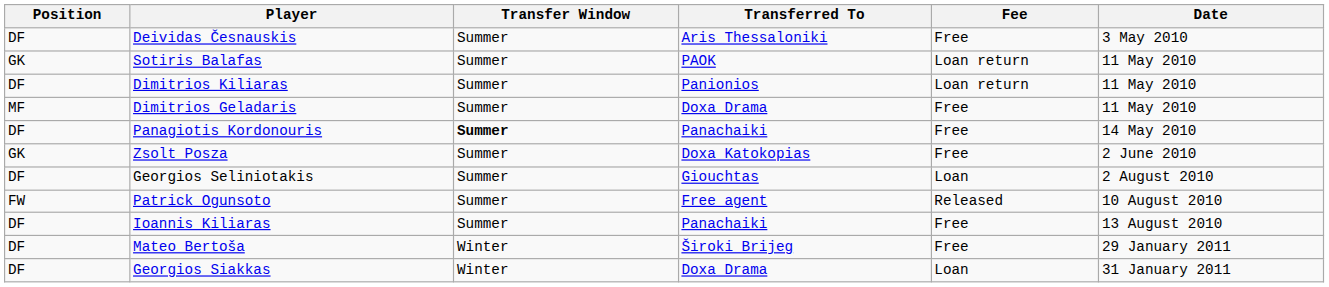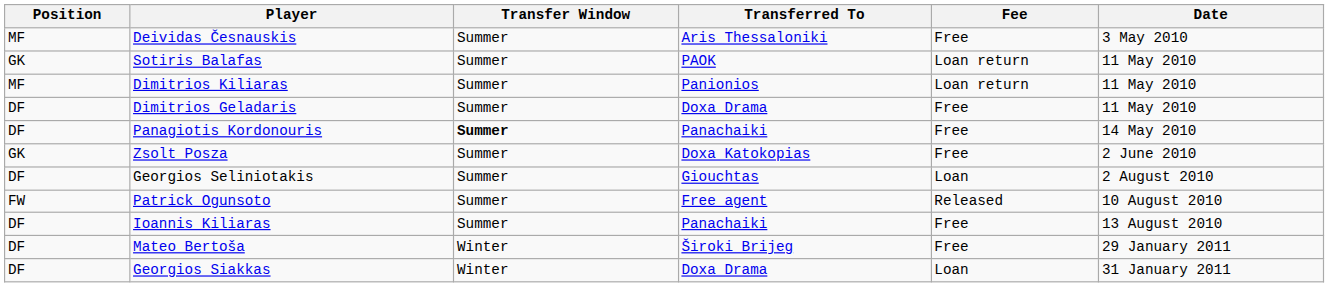(17, 40) DF -> (17, 40) MF
(17, 86) DF -> (17, 86) MF
(17, 109) MF -> (17, 109) DF
